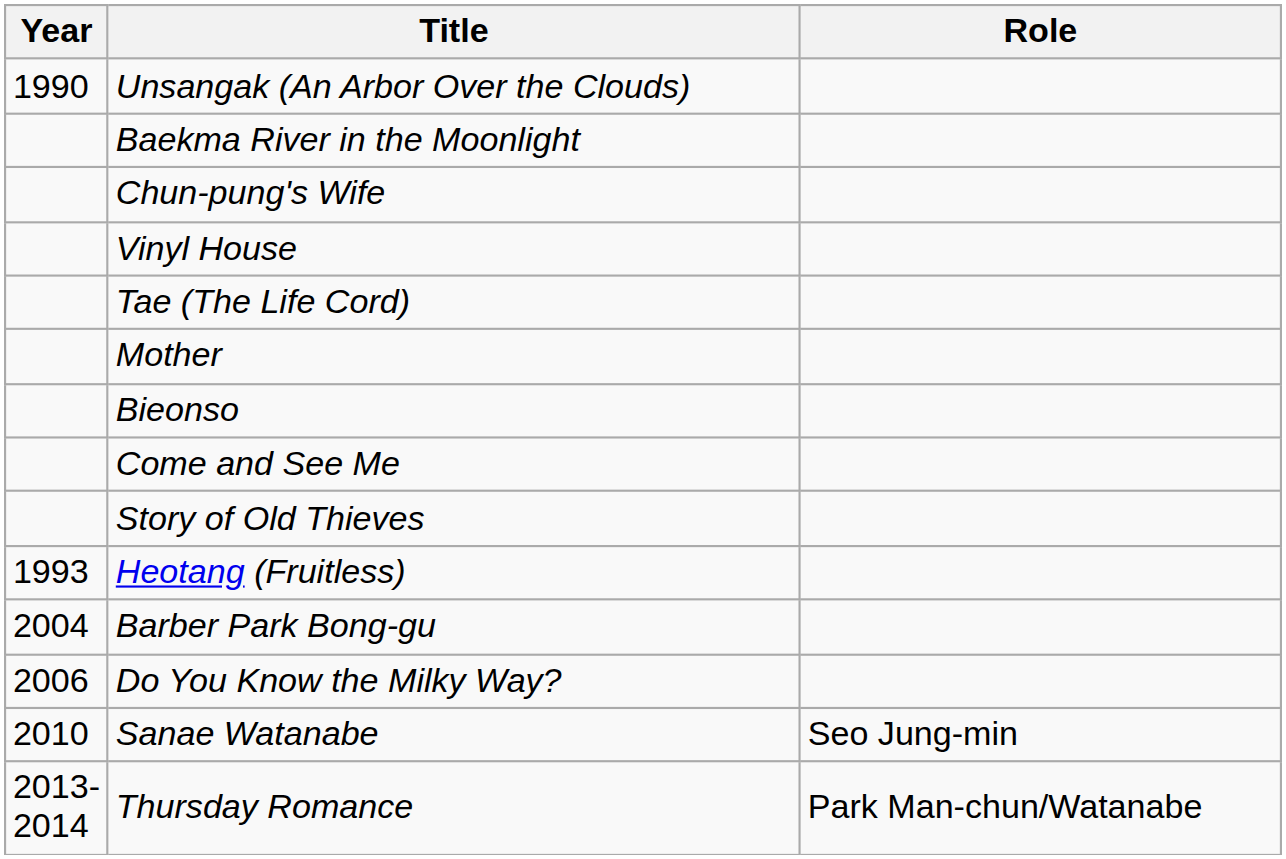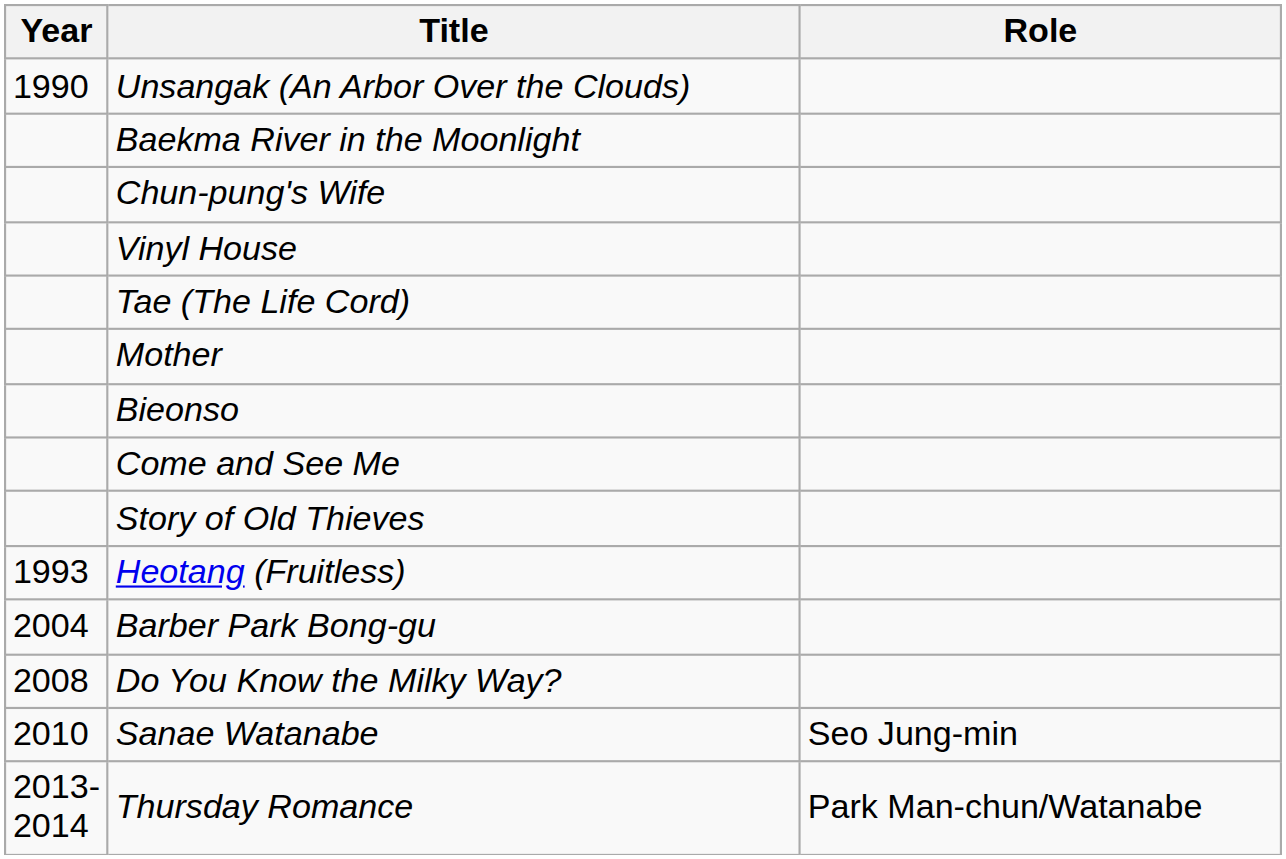(51, 680) 2006 -> (51, 680) 2008
